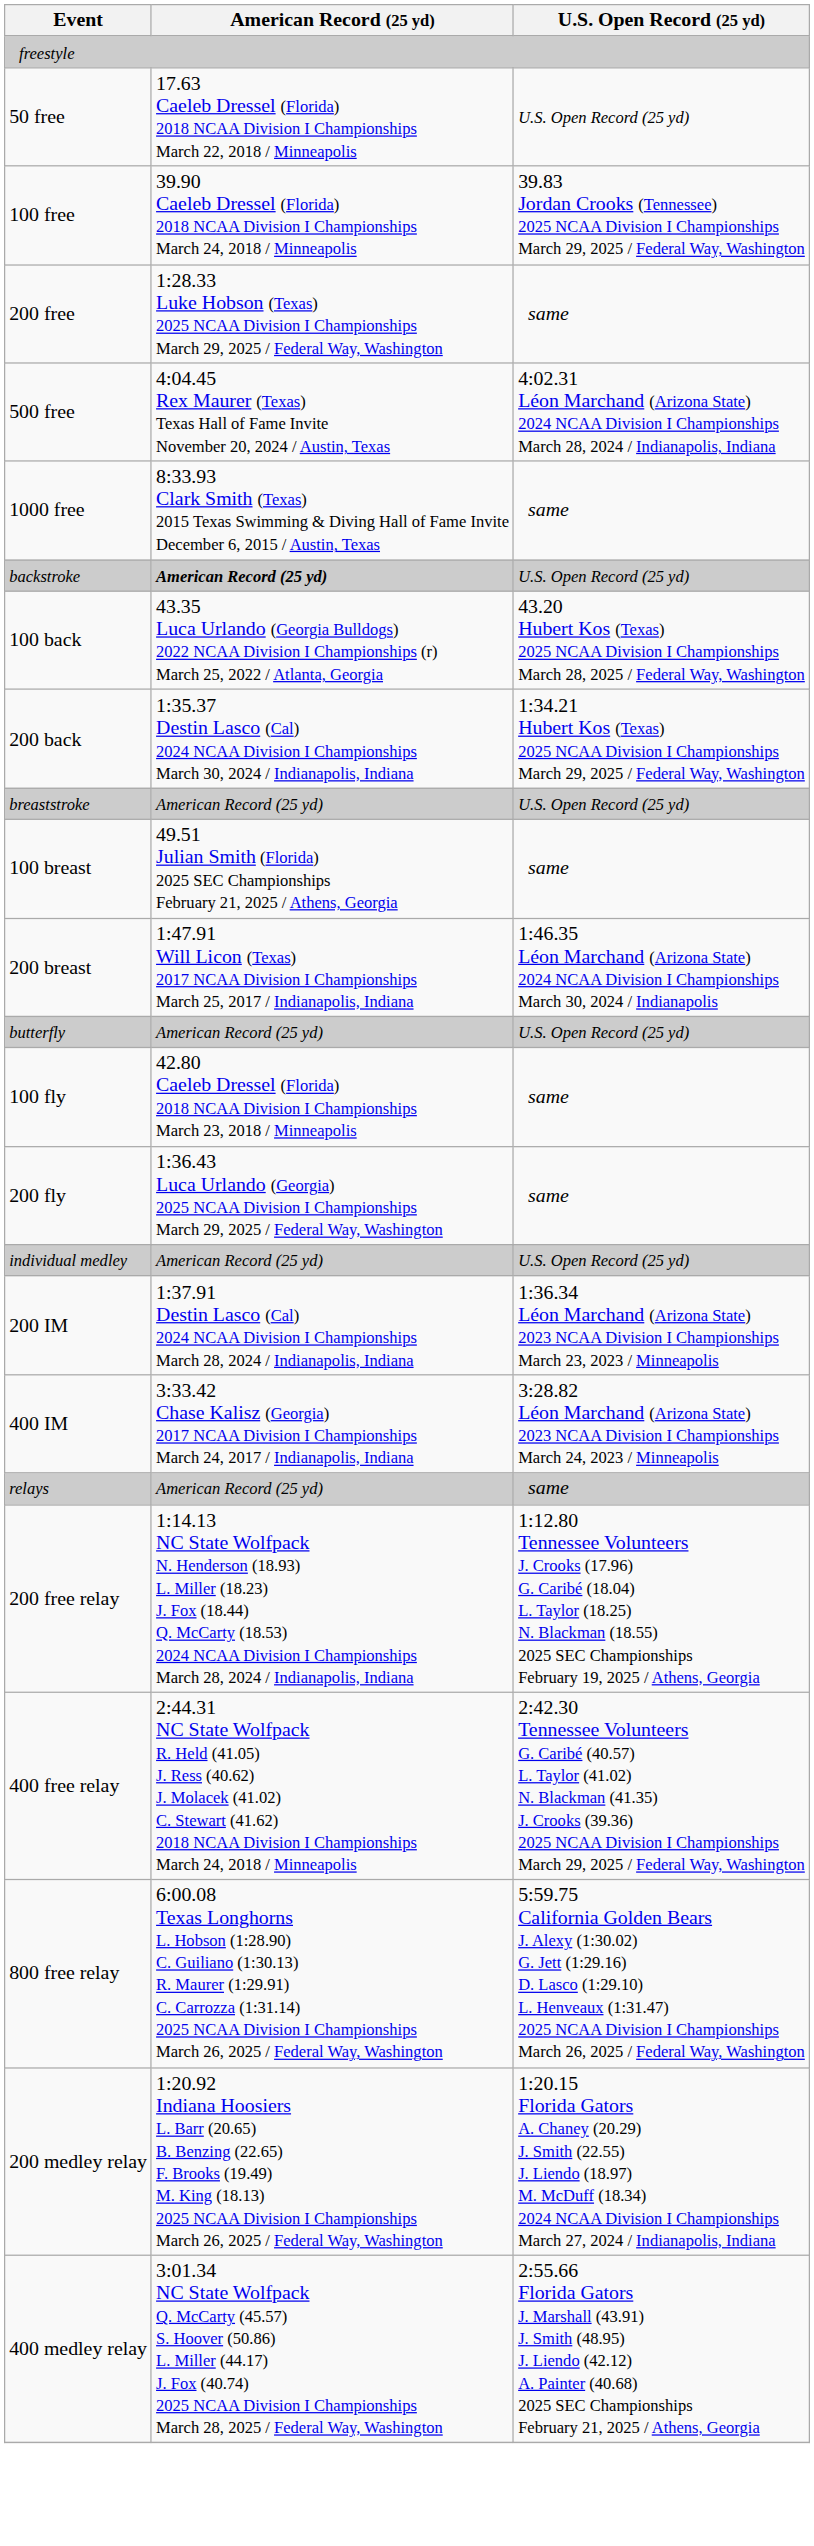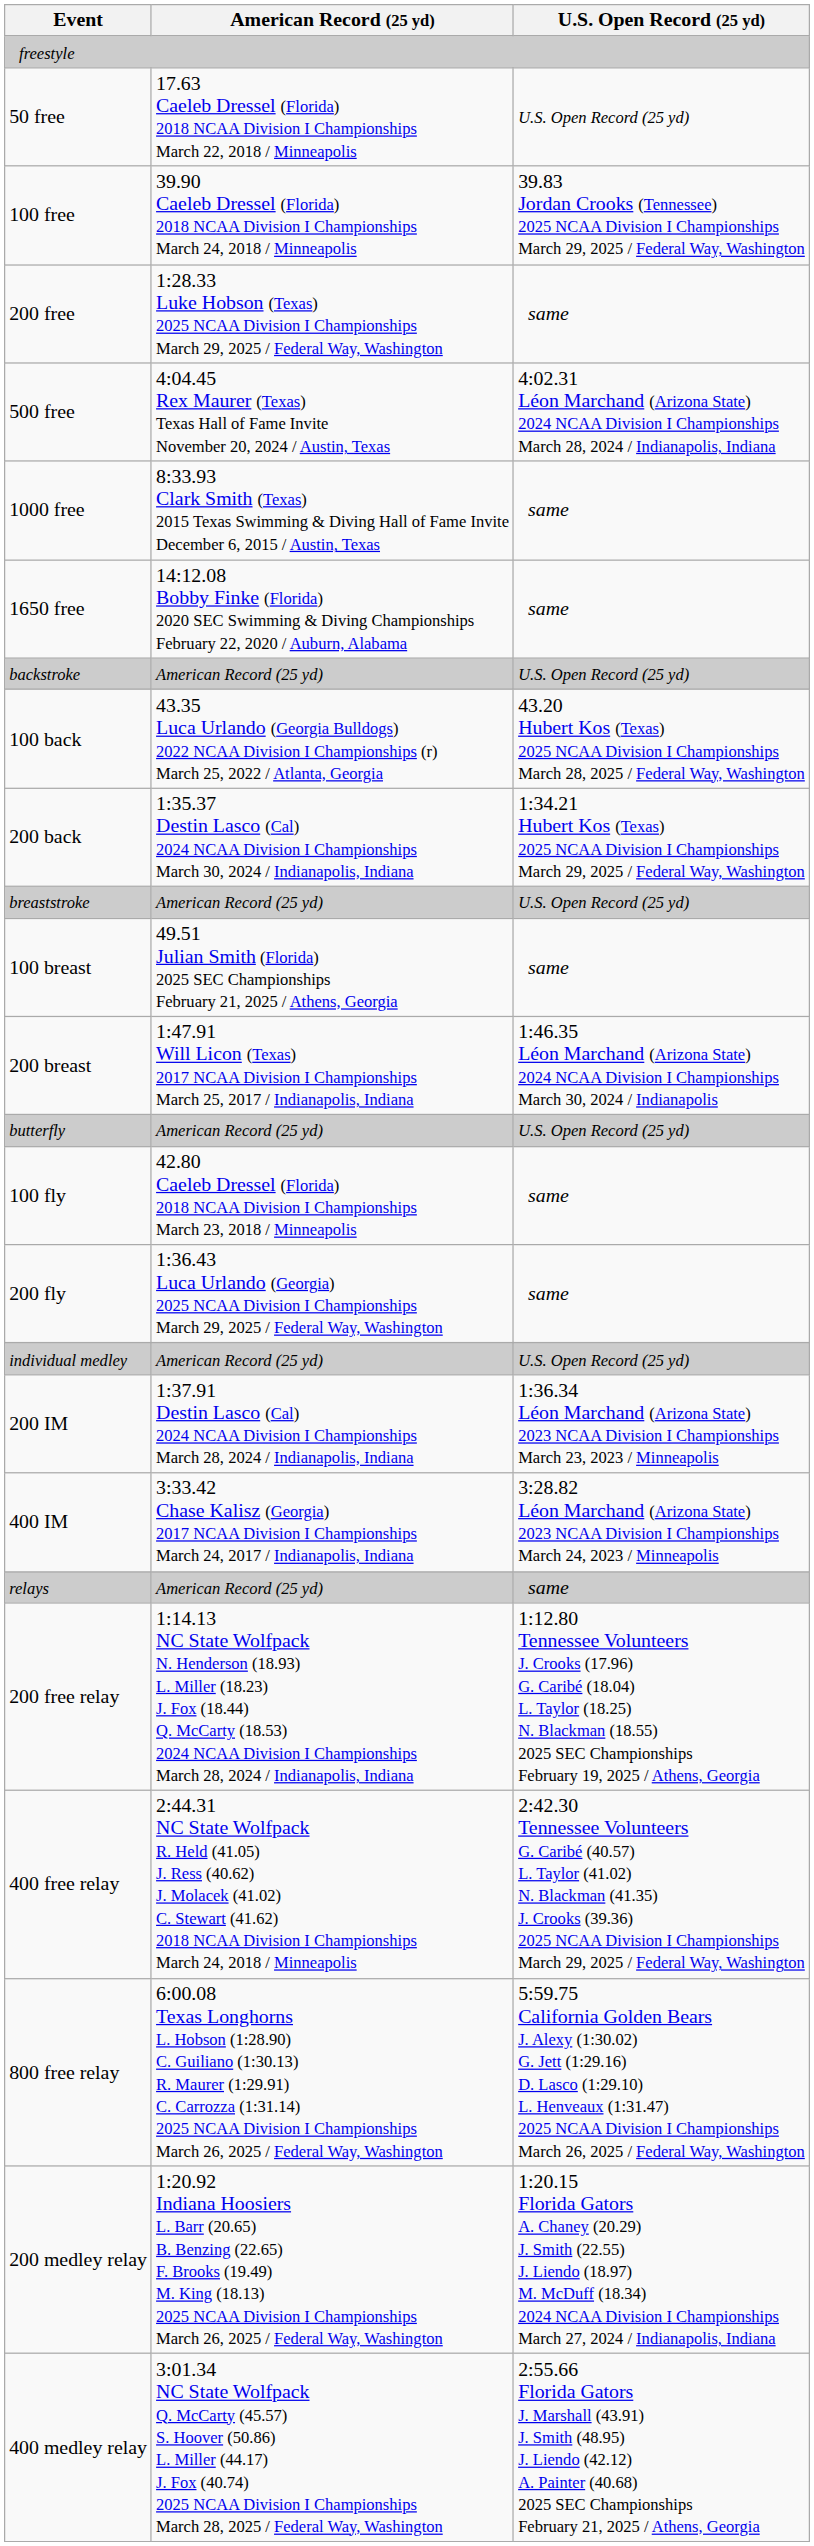+ row: (47, 608)
(242, 575) bold -> (240, 674) normal
